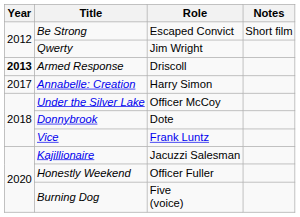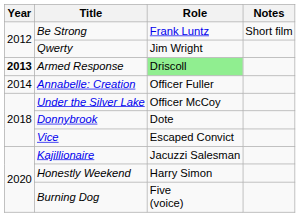(192, 31) Escaped Convict -> (179, 31) Frank Luntz
(168, 66) no background -> (168, 66) lightgreen background
(19, 84) 2017 -> (19, 84) 2014
(181, 84) Harry Simon -> (182, 84) Officer Fuller
(179, 137) Frank Luntz -> (192, 137) Escaped Convict
(182, 173) Officer Fuller -> (181, 173) Harry Simon
